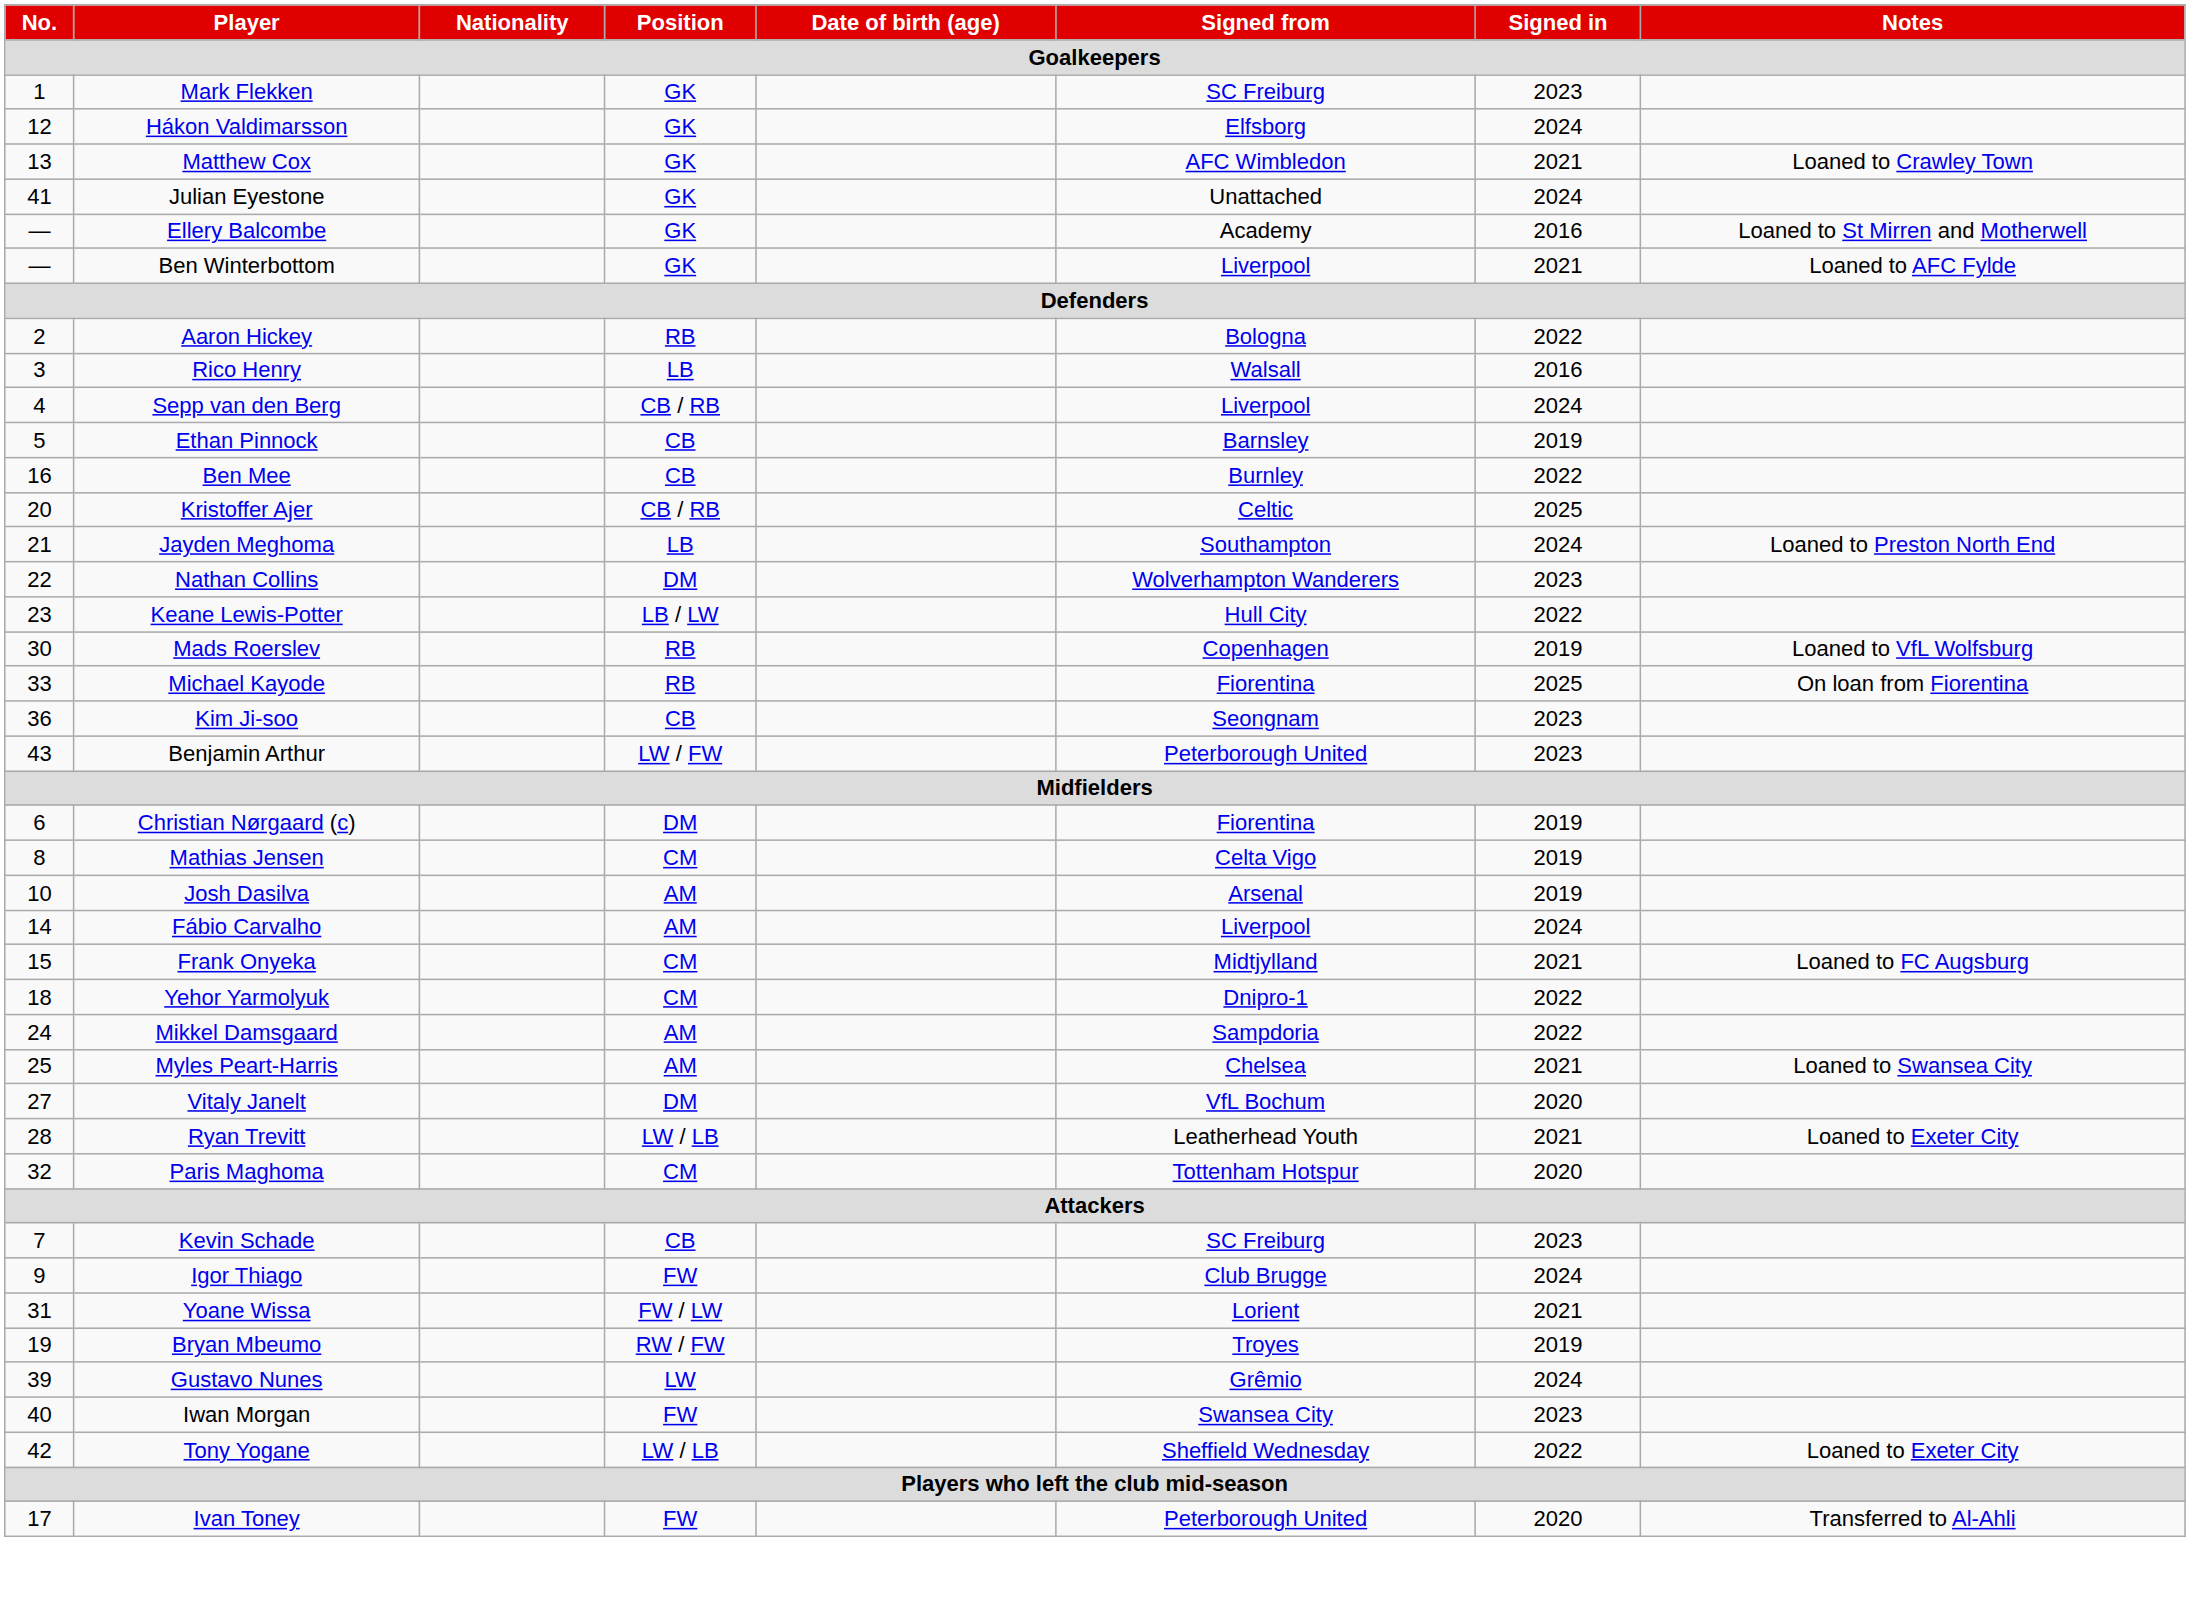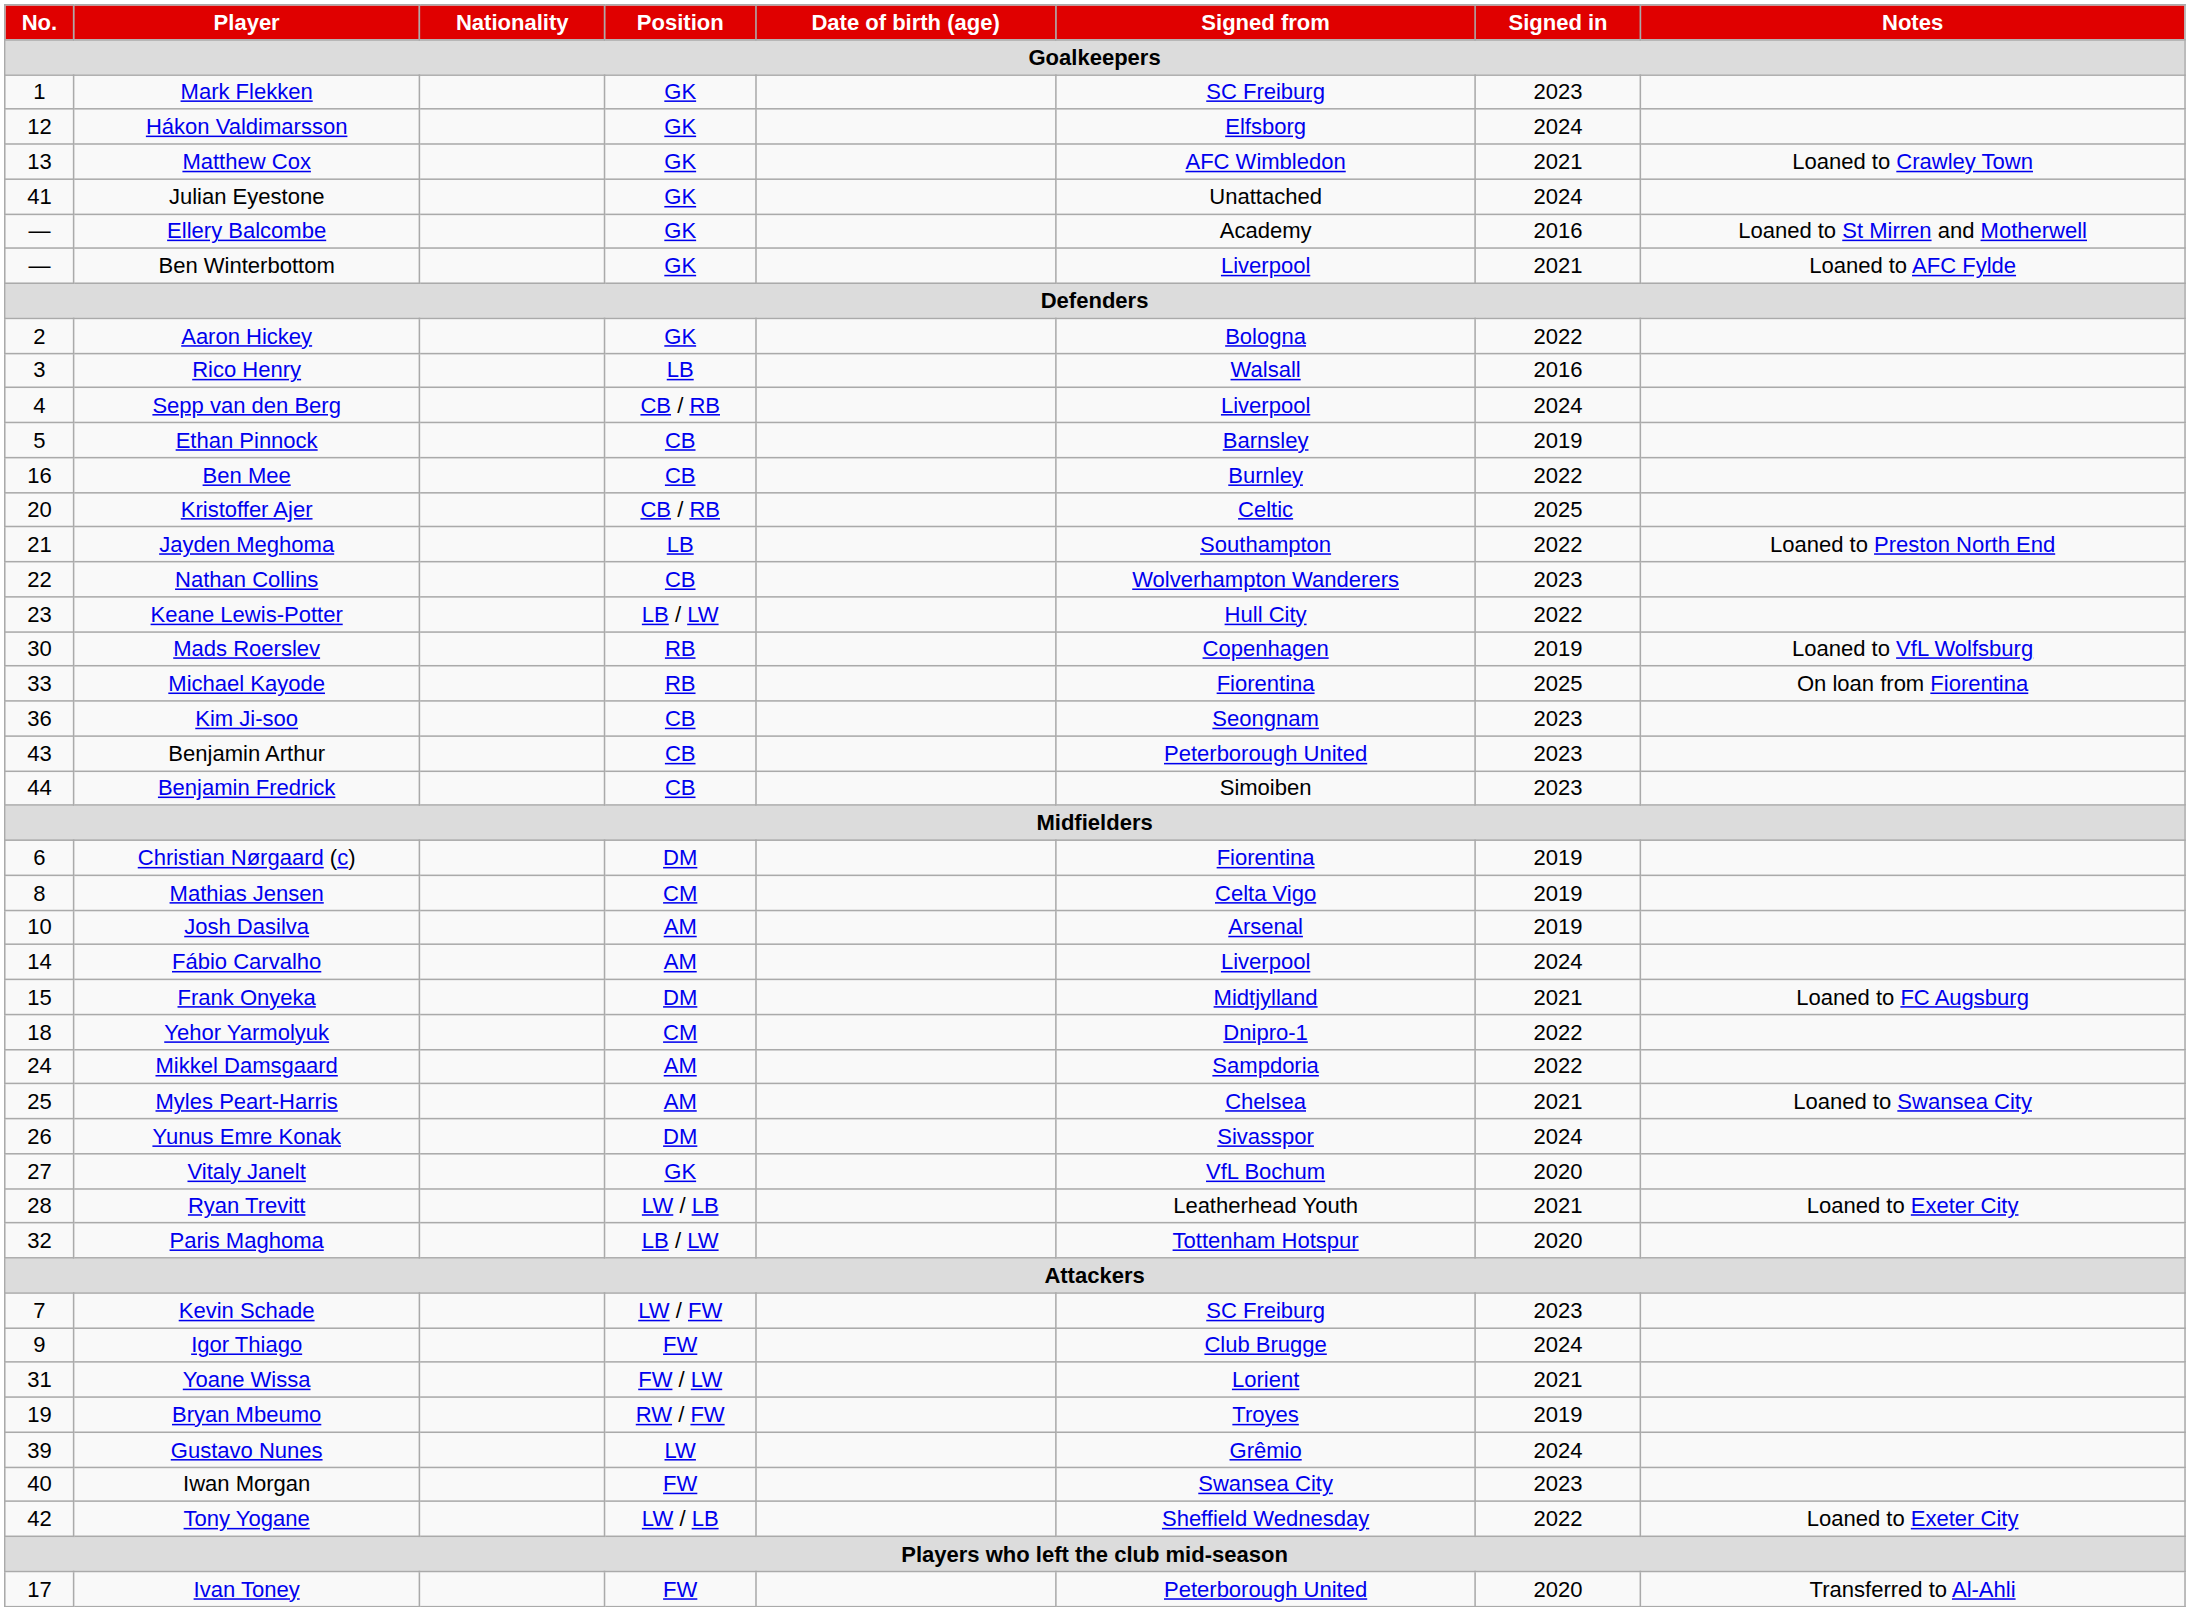(680, 336) RB -> (680, 336) GK
(1558, 545) 2024 -> (1558, 545) 2022
(680, 579) DM -> (680, 579) CB
(680, 754) LW / FW -> (680, 754) CB
+ row: (247, 788)
(680, 962) CM -> (680, 997) DM
+ row: (247, 1136)
(680, 1102) DM -> (680, 1171) GK
(680, 1171) CM -> (680, 1241) LB / LW
(680, 1241) CB -> (680, 1310) LW / FW
